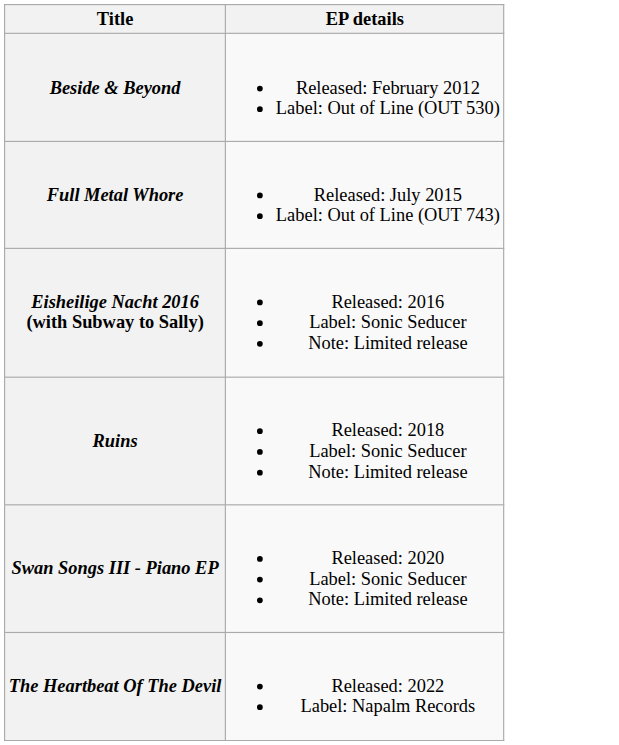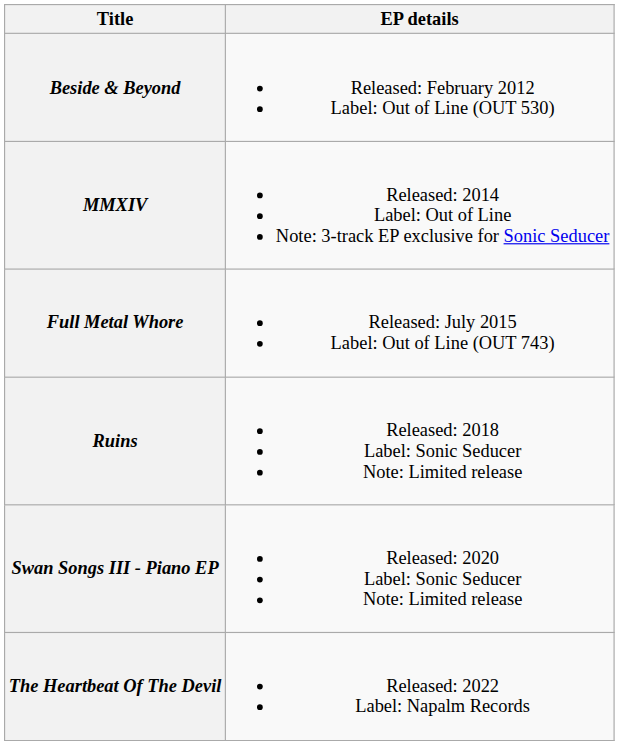+ row: (115, 205)
- row: (115, 312)
